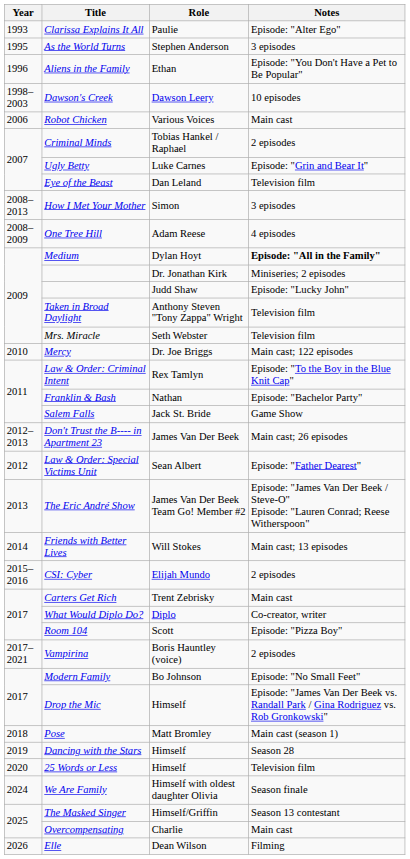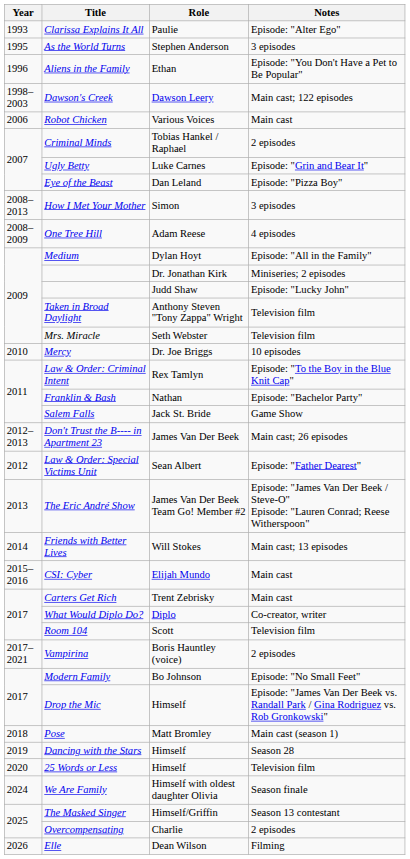(276, 97) 10 episodes -> (302, 97) Main cast; 122 episodes
(283, 182) Television film -> (297, 182) Episode: "Pizza Boy"
(316, 256) bold -> (311, 256) normal
(302, 352) Main cast; 122 episodes -> (276, 352) 10 episodes
(273, 575) 2 episodes -> (272, 575) Main cast
(297, 631) Episode: "Pizza Boy" -> (283, 631) Television film
(272, 829) Main cast -> (273, 829) 2 episodes
